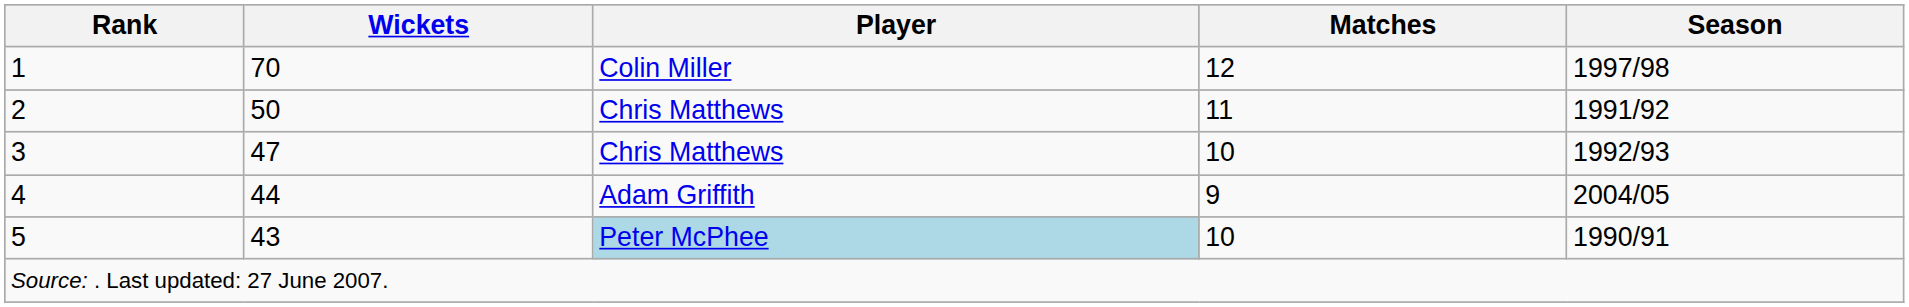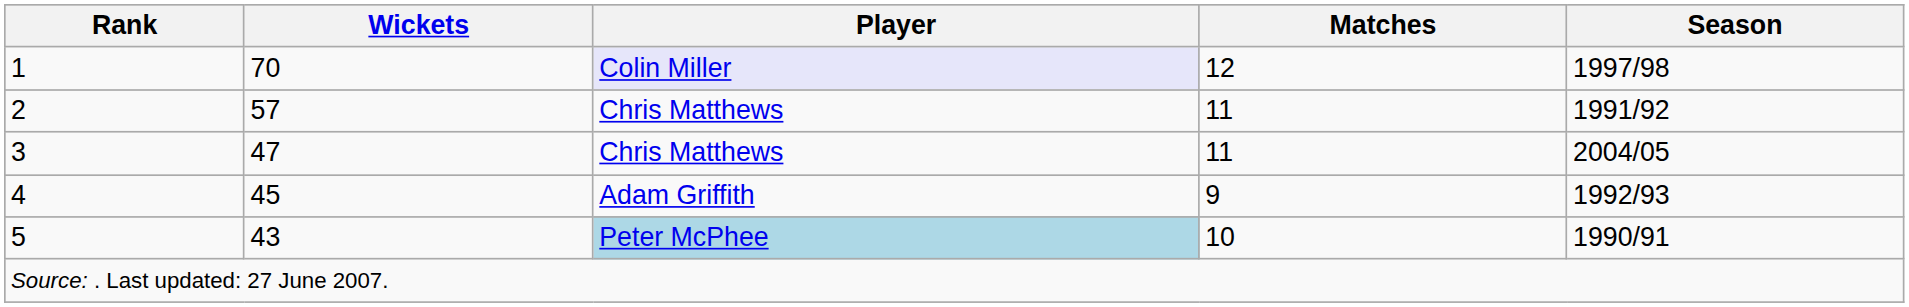(665, 68) no background -> (665, 68) lavender background
(265, 110) 50 -> (265, 110) 57
(1220, 152) 10 -> (1219, 152) 11
(1621, 152) 1992/93 -> (1621, 152) 2004/05
(265, 195) 44 -> (265, 195) 45
(1621, 195) 2004/05 -> (1621, 195) 1992/93
